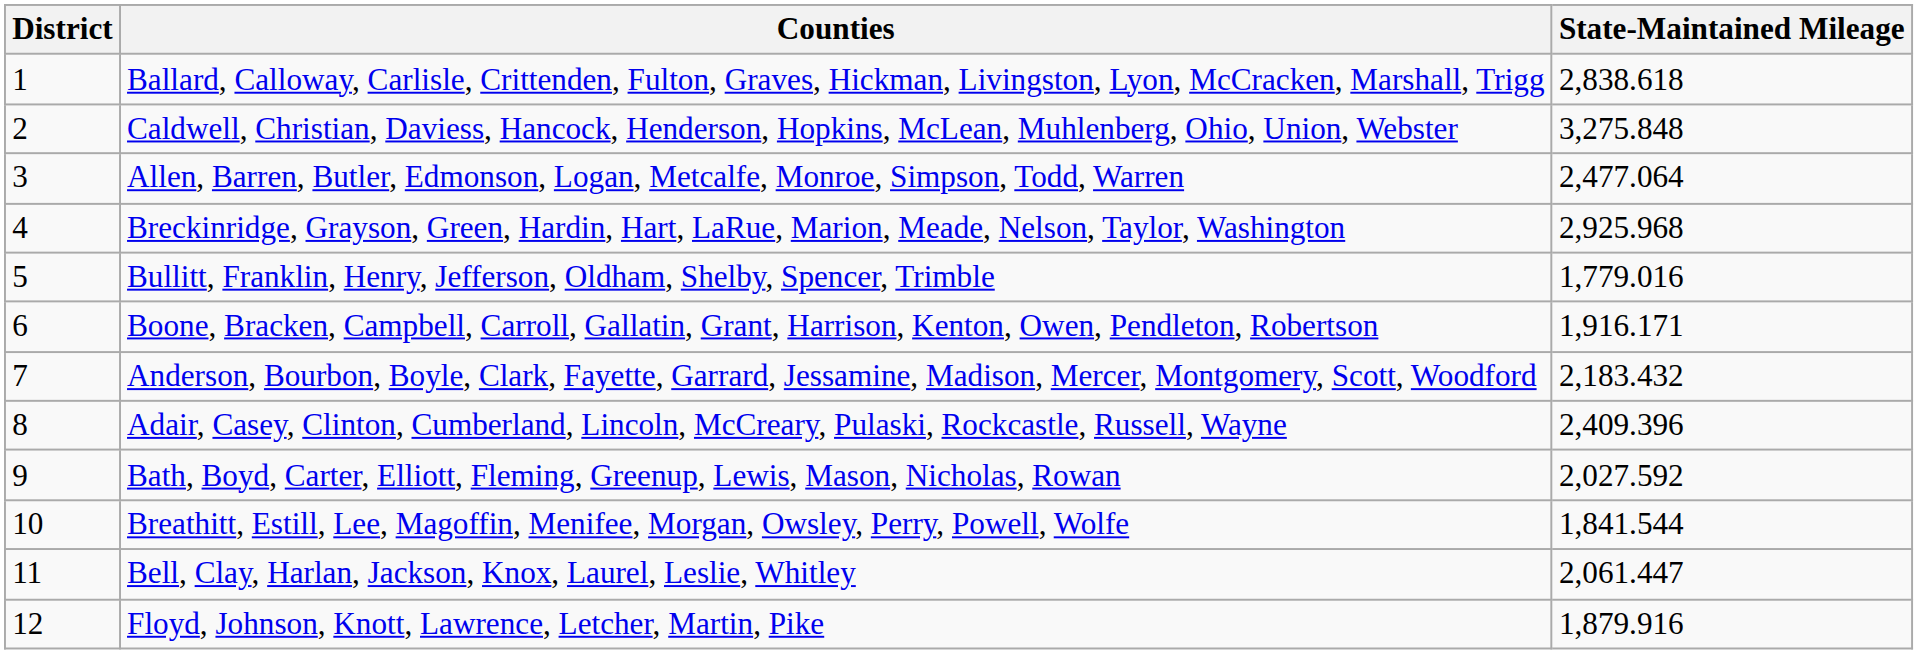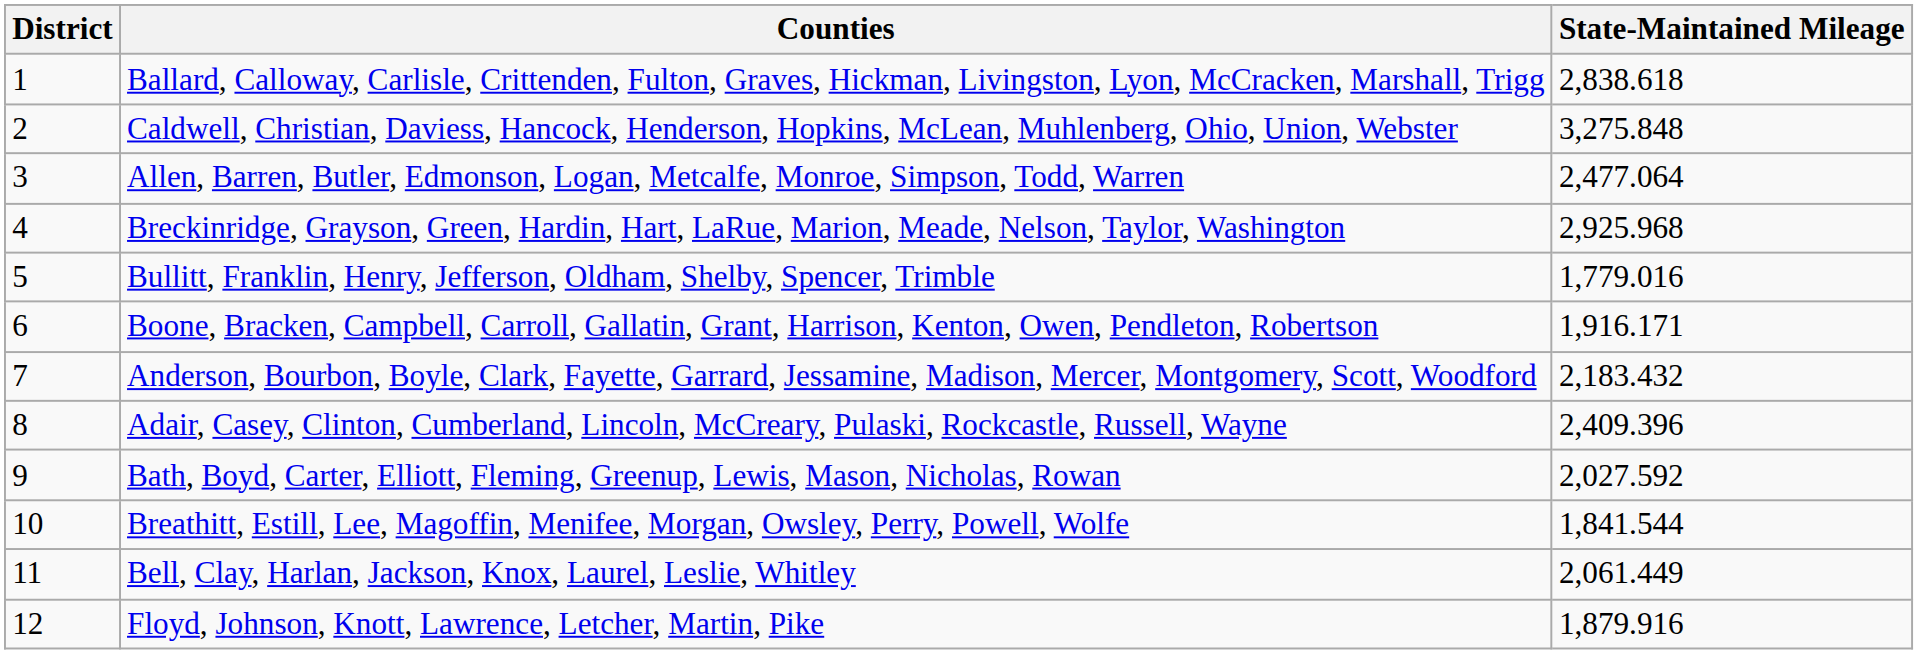(1621, 573) 2,061.447 -> (1621, 573) 2,061.449
